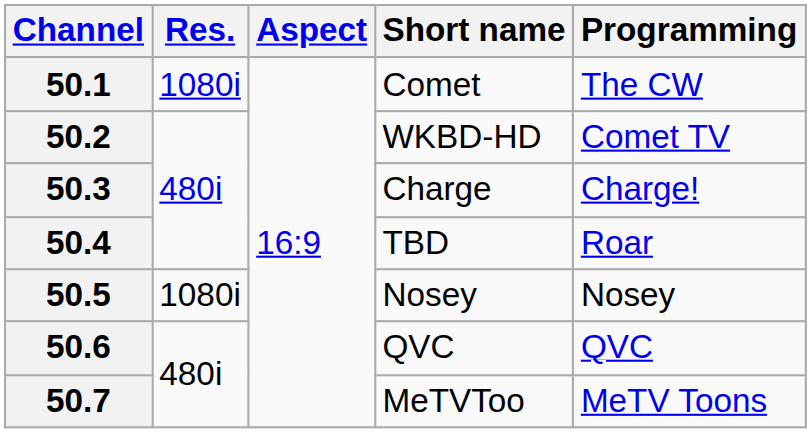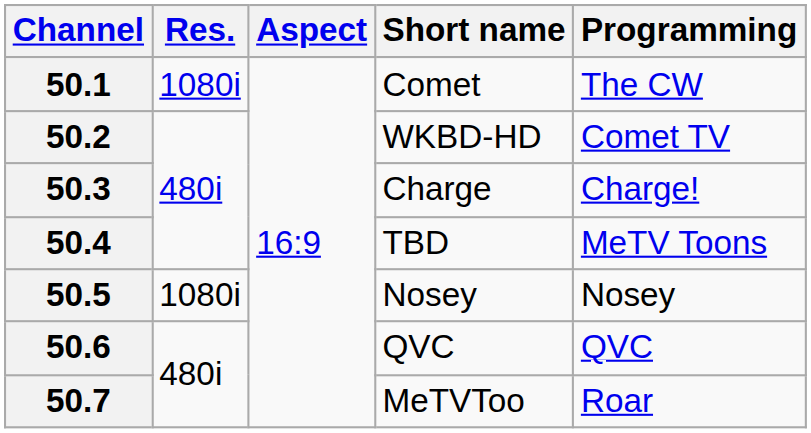(617, 242) Roar -> (674, 242) MeTV Toons
(674, 400) MeTV Toons -> (617, 400) Roar
